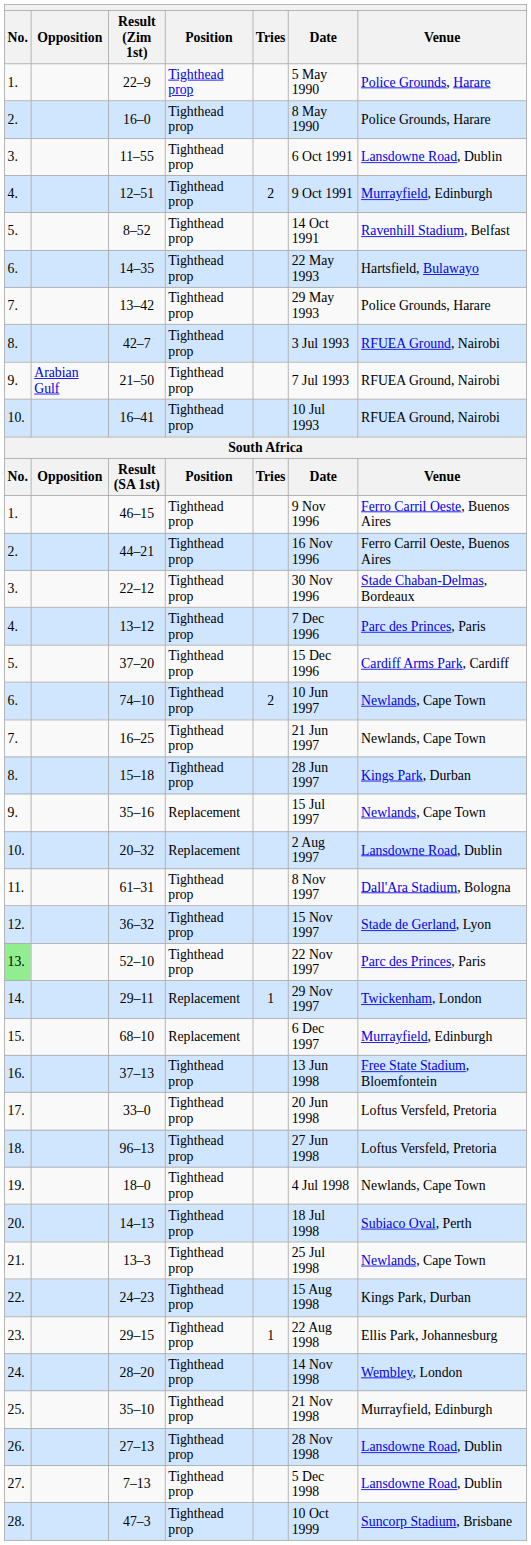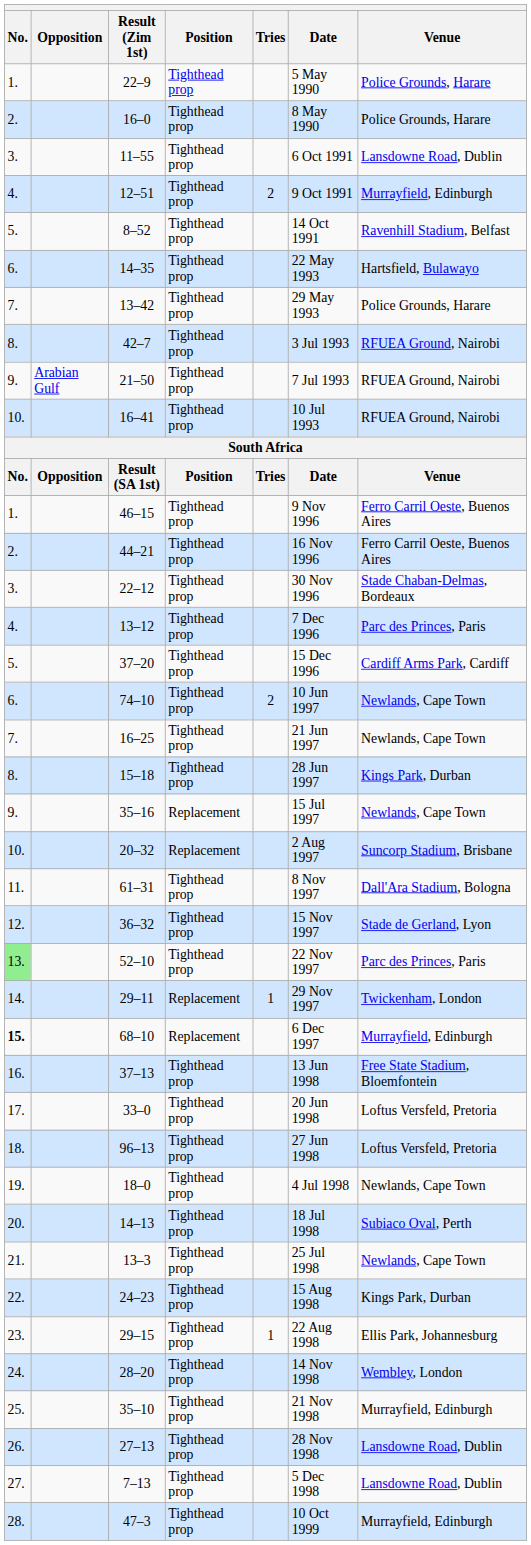(432, 850) Lansdowne Road, Dublin -> (437, 850) Suncorp Stadium, Brisbane
(16, 1036) normal -> (16, 1036) bold
(437, 1521) Suncorp Stadium, Brisbane -> (427, 1521) Murrayfield, Edinburgh
